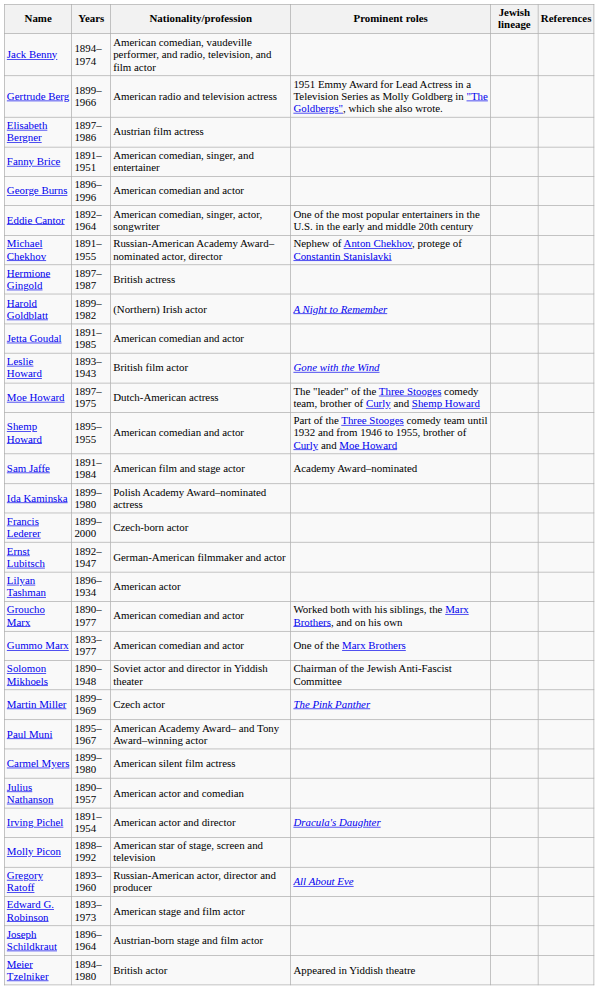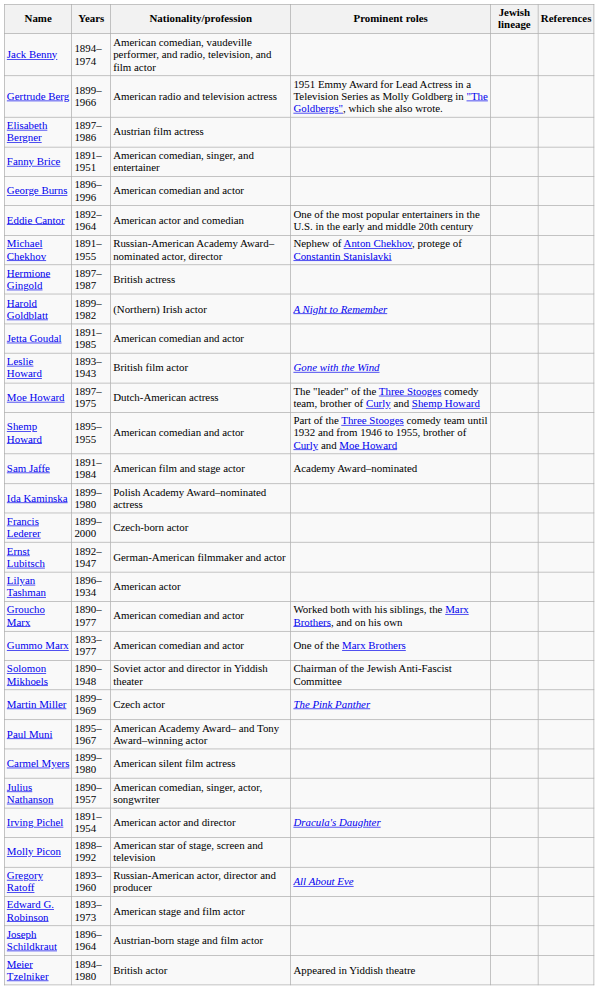(188, 220) American comedian, singer, actor, songwriter -> (179, 220) American actor and comedian
(179, 793) American actor and comedian -> (188, 793) American comedian, singer, actor, songwriter
